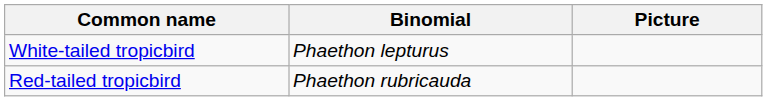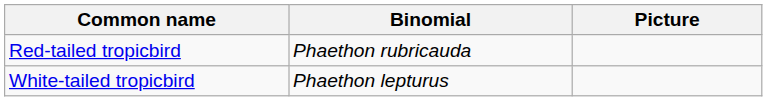rows swapped: (102, 50) <-> (95, 80)
